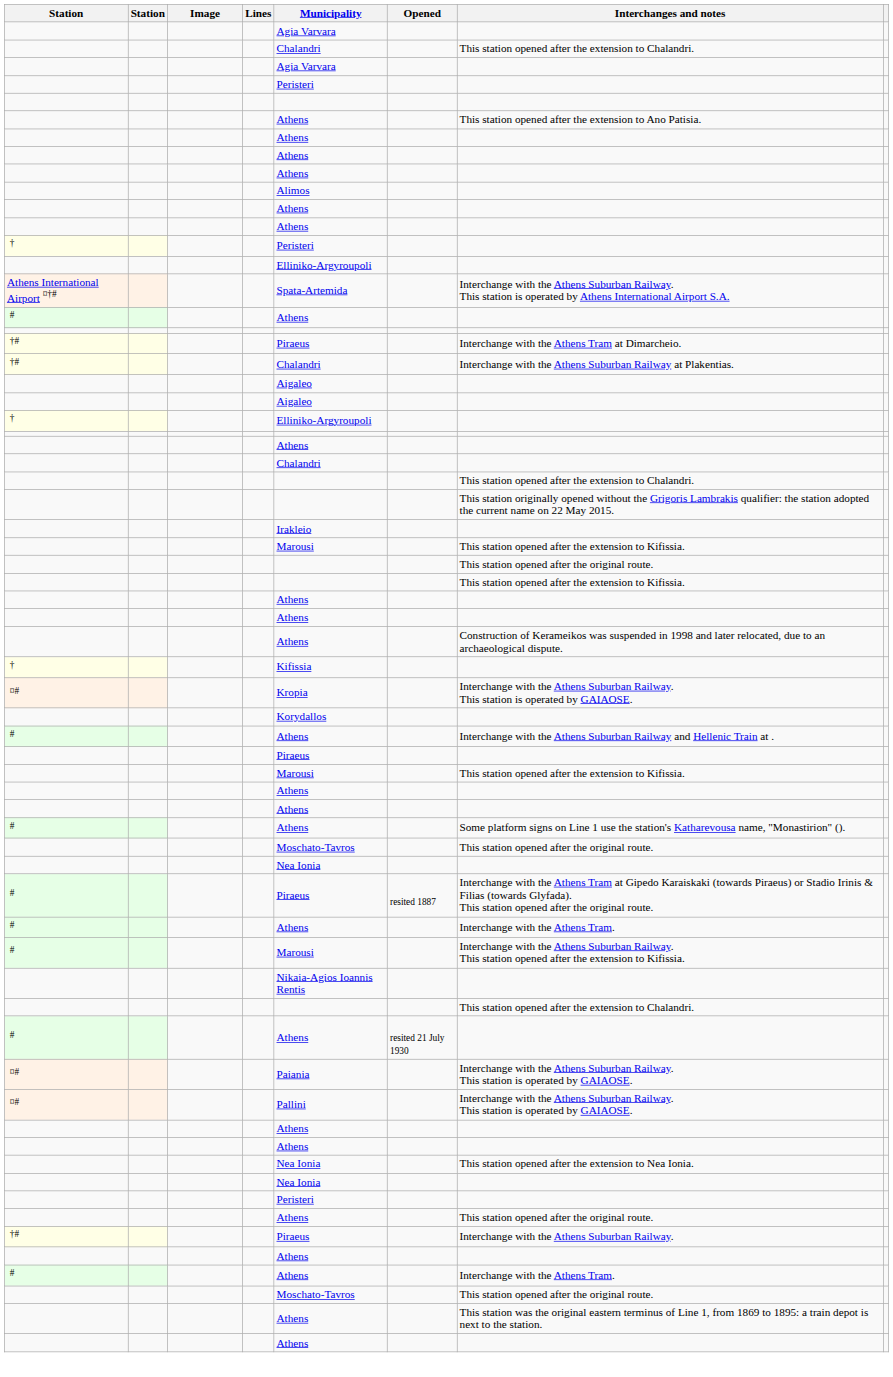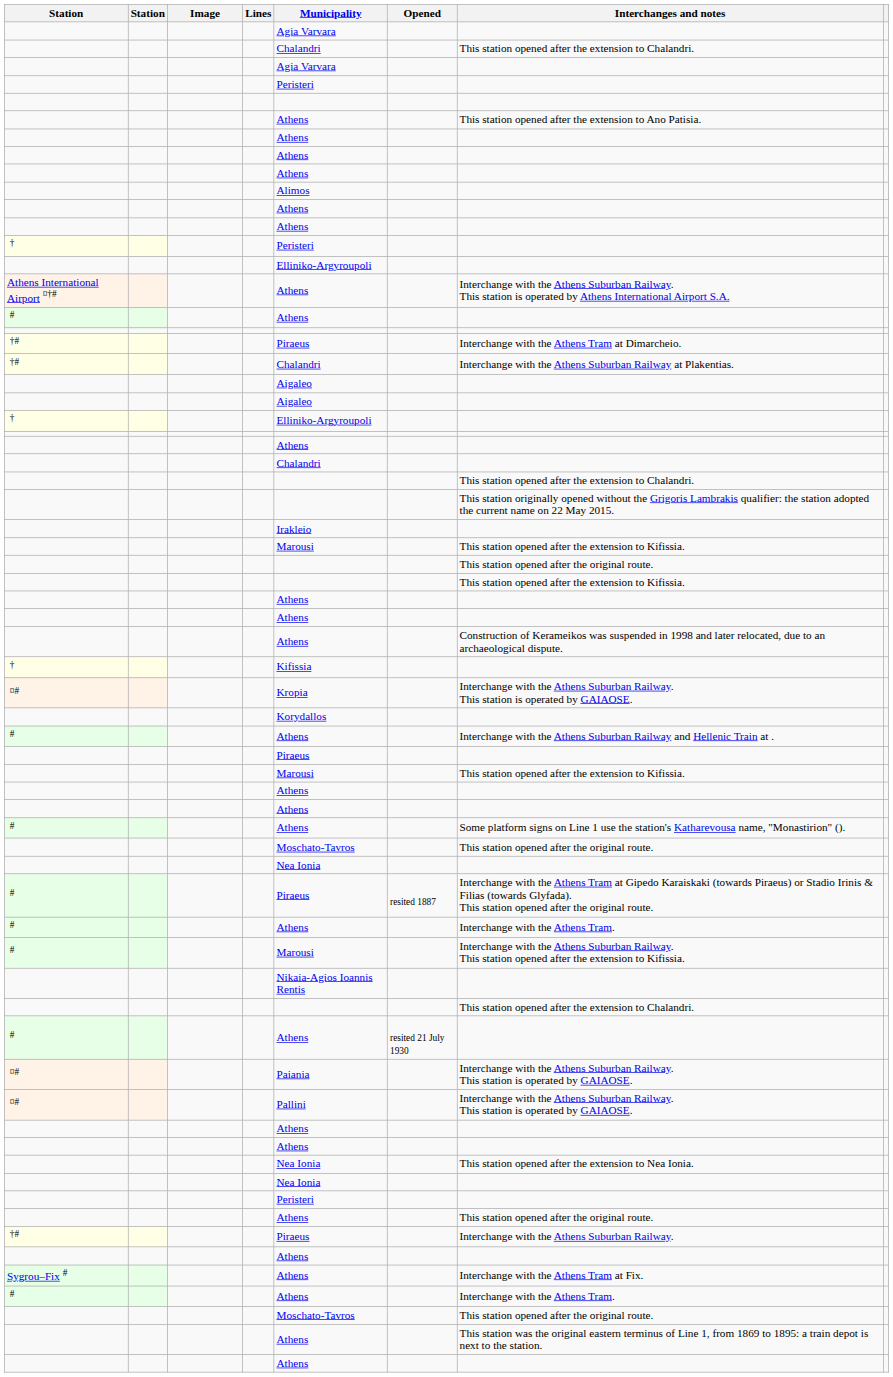(312, 290) Spata-Artemida -> (292, 290) Athens
+ row: (37, 1275)
